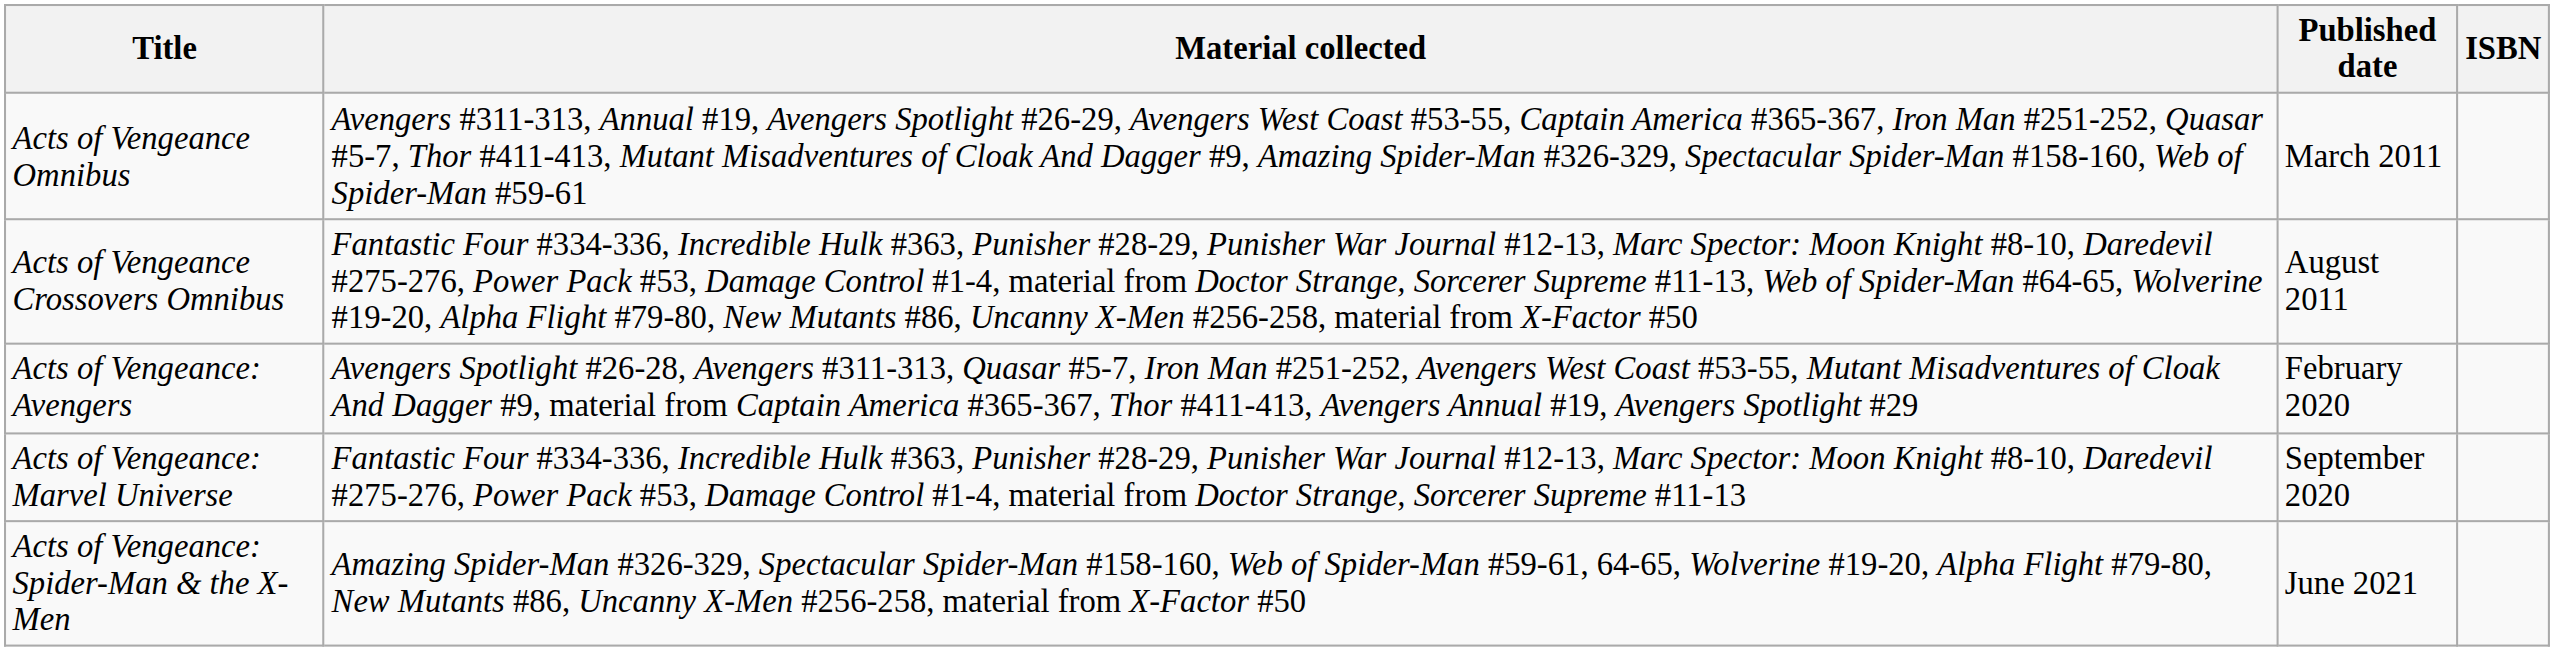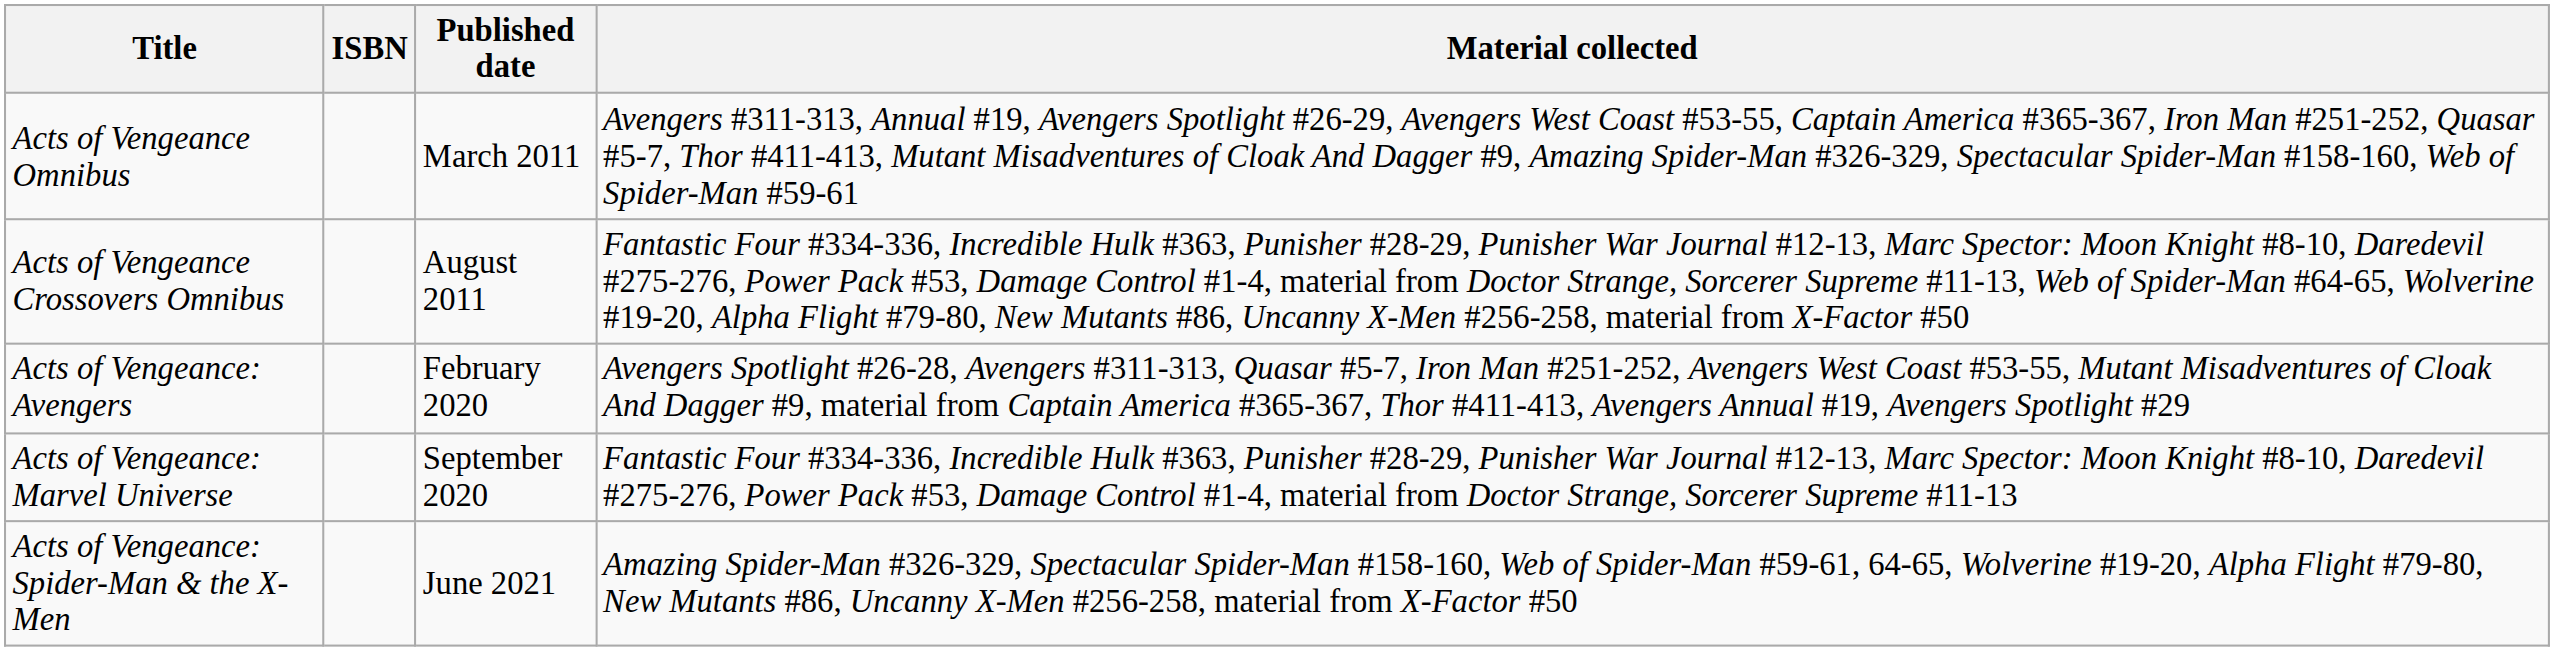columns swapped: (1301, 48) <-> (2503, 48)
